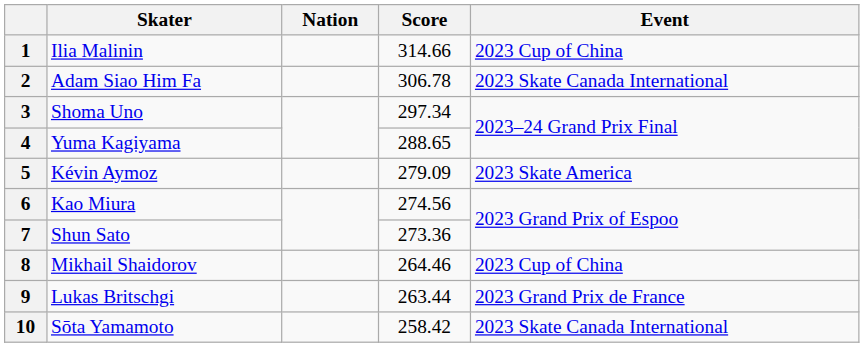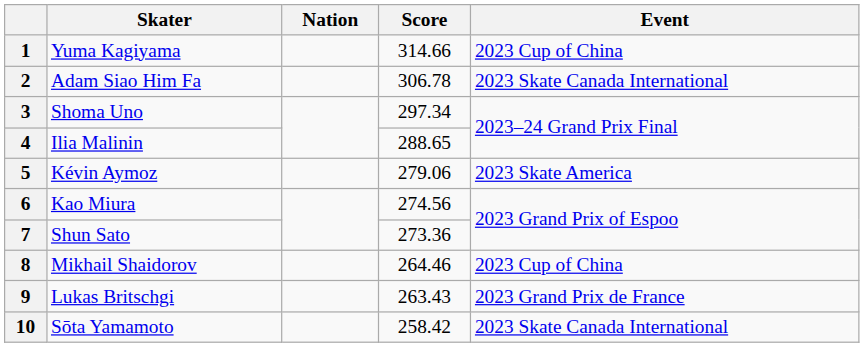(97, 50) Ilia Malinin -> (116, 50) Yuma Kagiyama
(116, 142) Yuma Kagiyama -> (97, 142) Ilia Malinin
(424, 173) 279.09 -> (424, 173) 279.06
(424, 296) 263.44 -> (424, 296) 263.43
